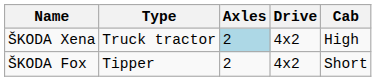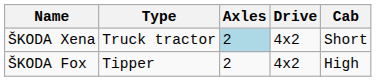(342, 40) High -> (346, 40) Short
(346, 64) Short -> (342, 64) High
